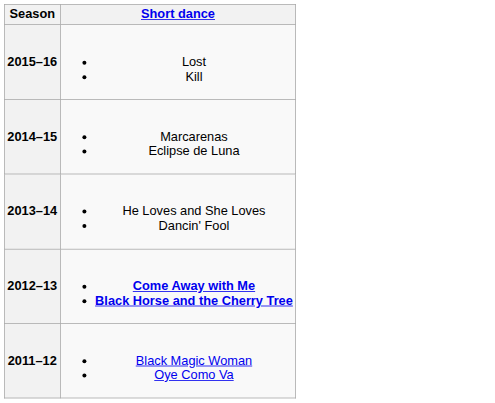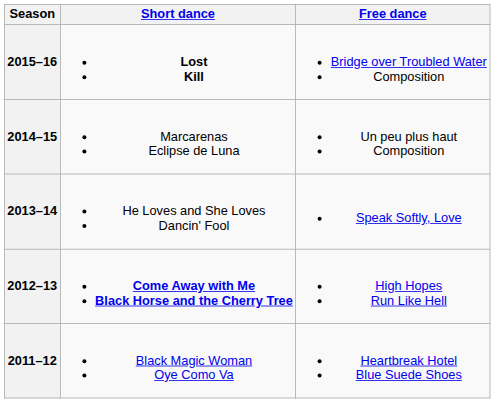+ column: (393, 14)
(178, 69) normal -> (178, 69) bold
